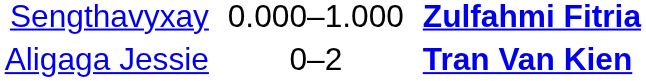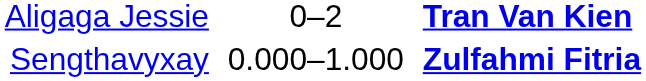rows swapped: (107, 59) <-> (109, 16)
